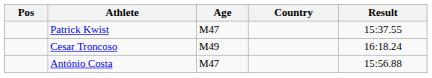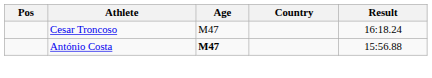- row: (80, 30)
(209, 47) M49 -> (208, 30) M47
(209, 64) normal -> (209, 47) bold
